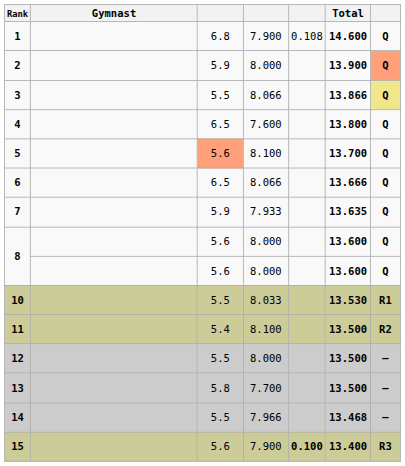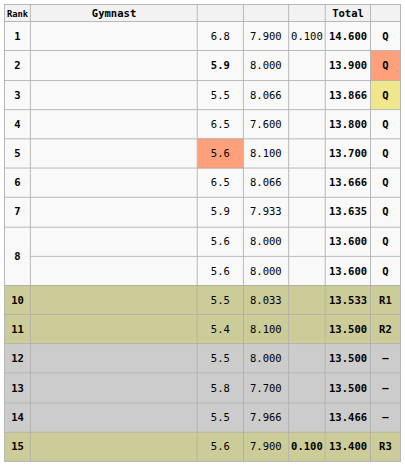(307, 36) 0.108 -> (307, 36) 0.100
(220, 66) normal -> (220, 66) bold
(348, 300) 13.530 -> (348, 300) 13.533
(348, 417) 13.468 -> (348, 417) 13.466
